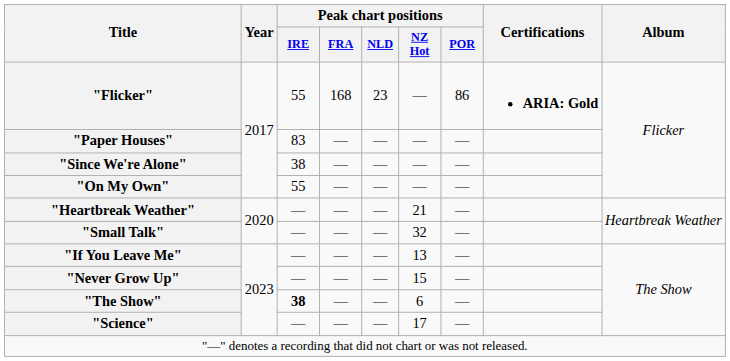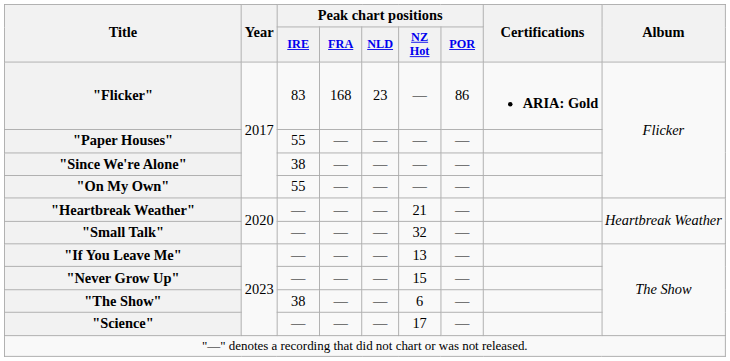(298, 95) 55 -> (298, 95) 83
(298, 141) 83 -> (298, 141) 55
(298, 301) bold -> (298, 301) normal
